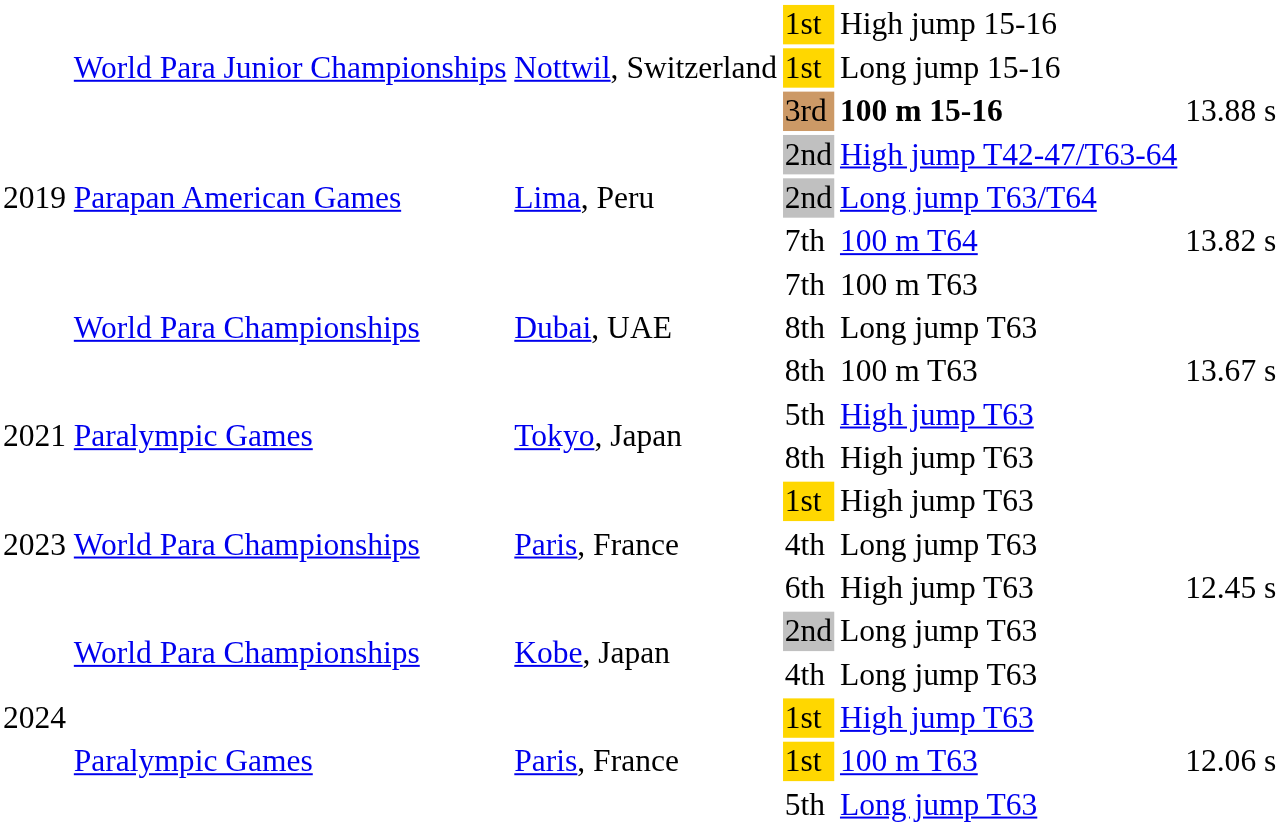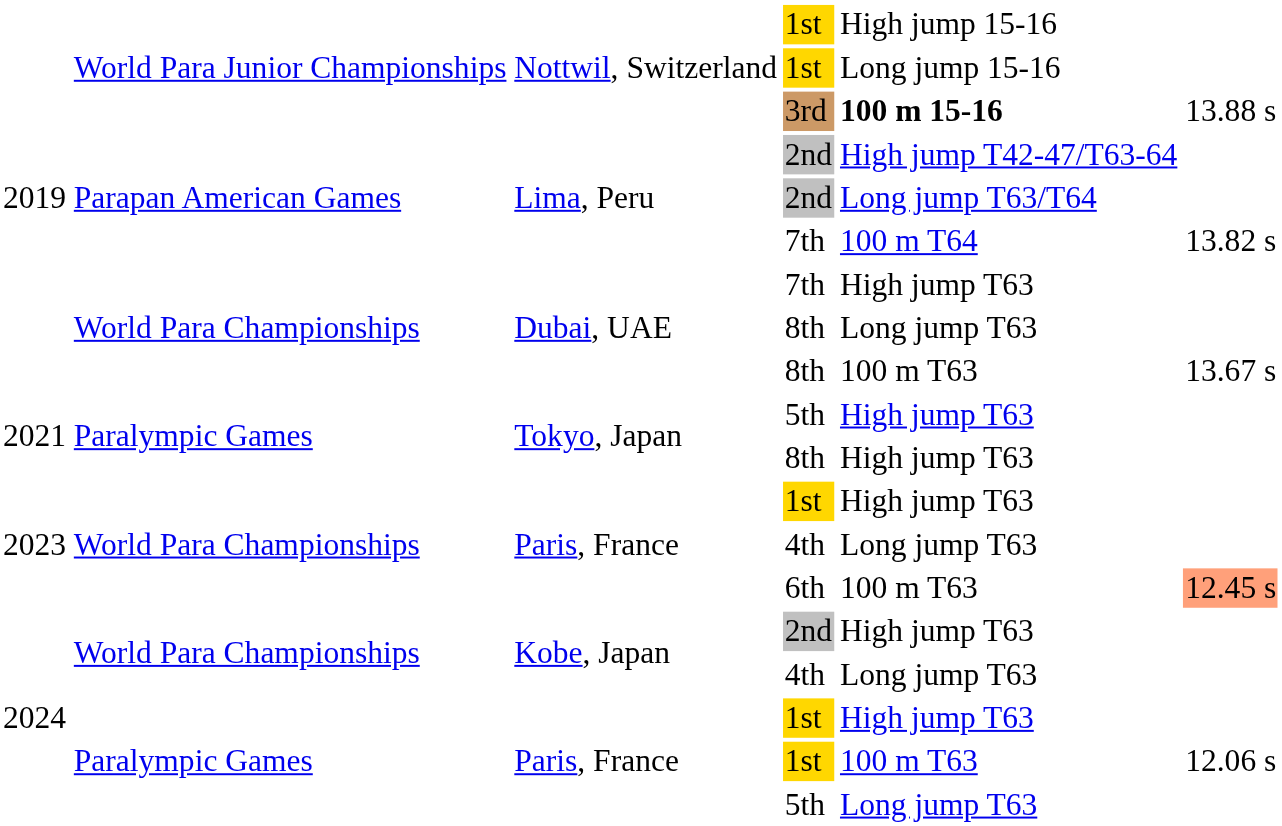(909, 284) 100 m T63 -> (937, 284) High jump T63
(937, 587) High jump T63 -> (909, 587) 100 m T63
(1231, 587) no background -> (1231, 587) lightsalmon background
(939, 630) Long jump T63 -> (937, 630) High jump T63
